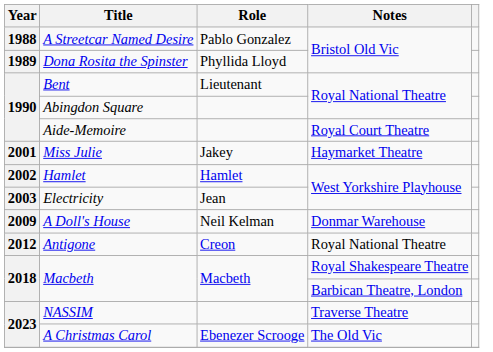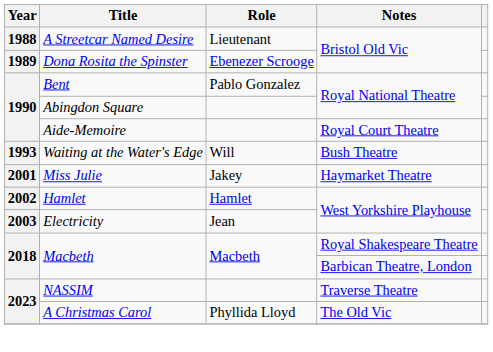(245, 38) Pablo Gonzalez -> (240, 38) Lieutenant
(243, 61) Phyllida Lloyd -> (262, 61) Ebenezer Scrooge
(231, 84) Lieutenant -> (255, 84) Pablo Gonzalez
+ row: (123, 152)
- row: (87, 221)
- row: (69, 244)
(252, 335) Ebenezer Scrooge -> (252, 312) Phyllida Lloyd
